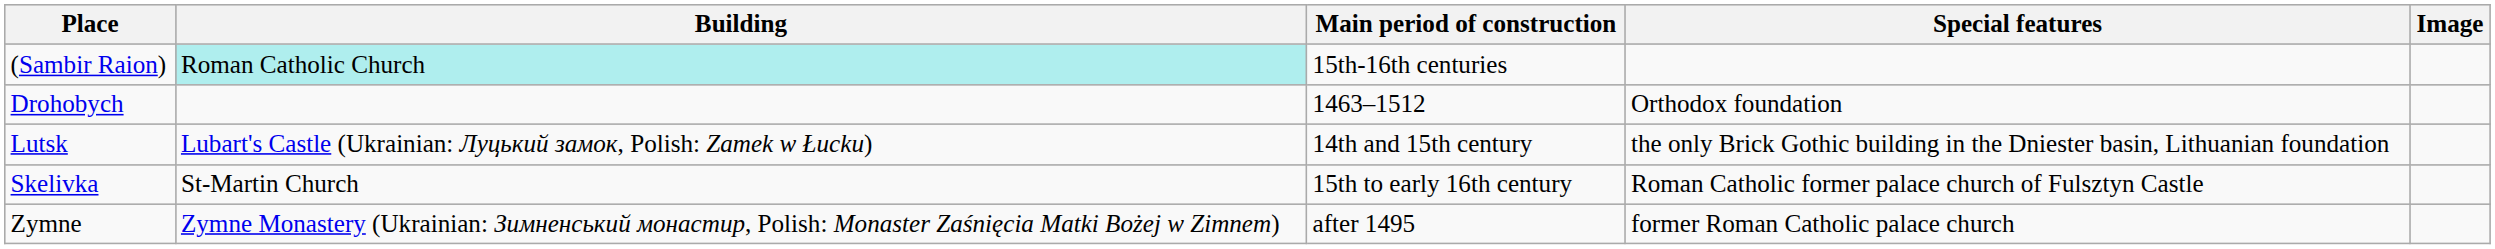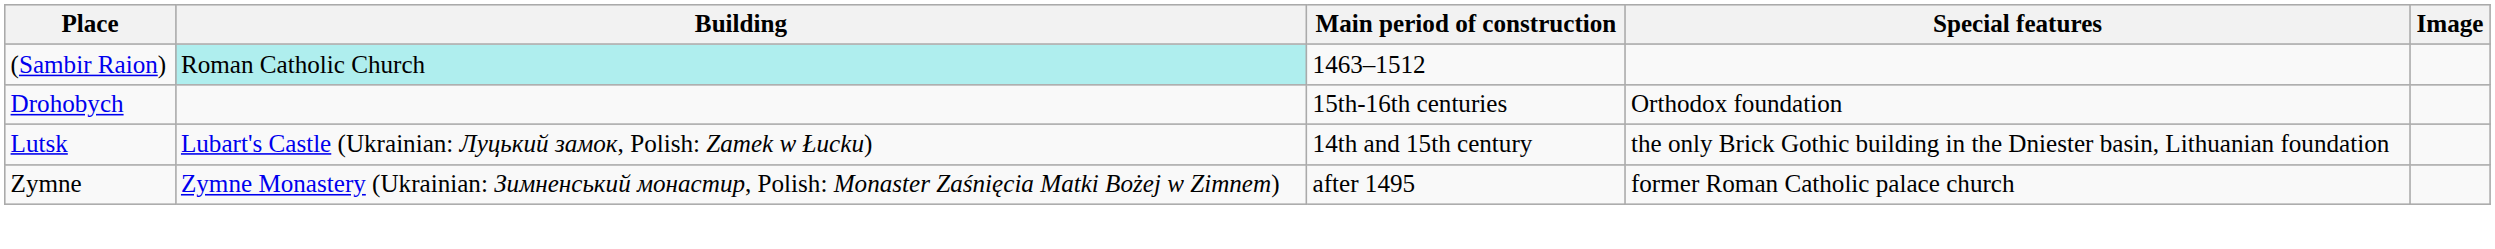(1410, 64) 15th-16th centuries -> (1369, 64) 1463–1512
(1369, 104) 1463–1512 -> (1410, 104) 15th-16th centuries
- row: (55, 183)
